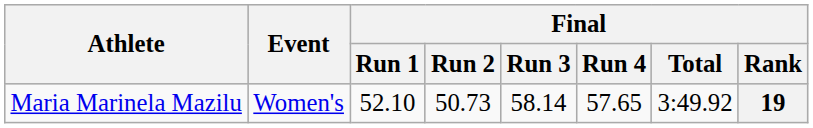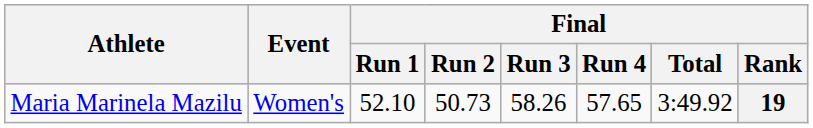(539, 102) 58.14 -> (539, 102) 58.26
